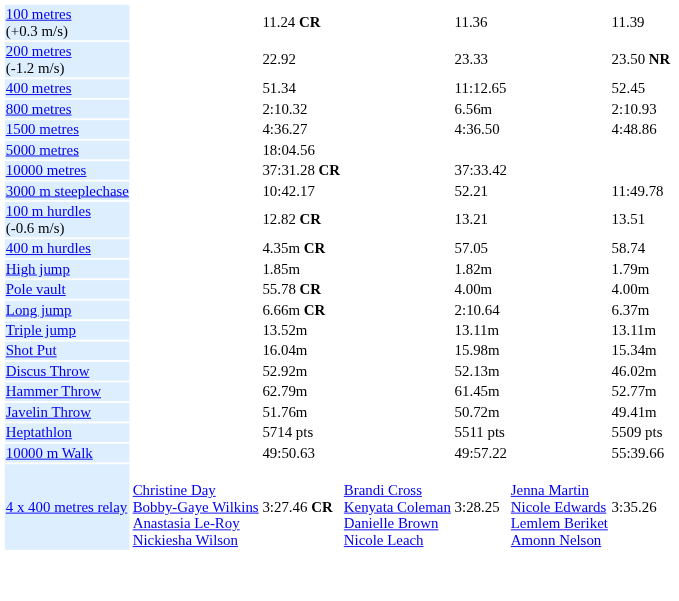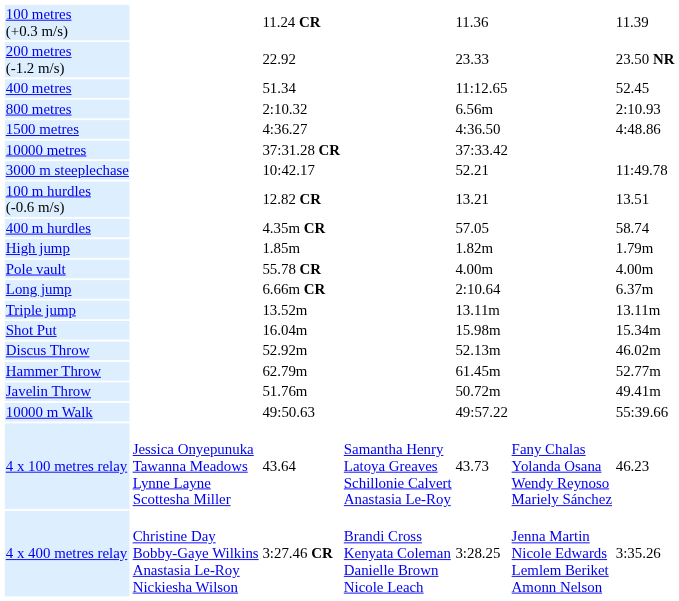- row: (42, 149)
- row: (39, 432)
+ row: (67, 466)
